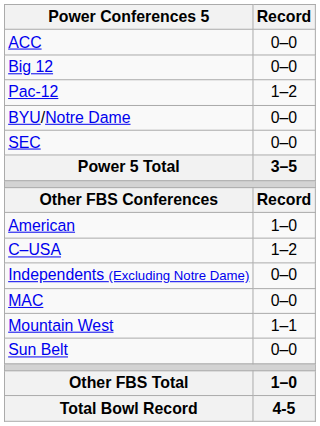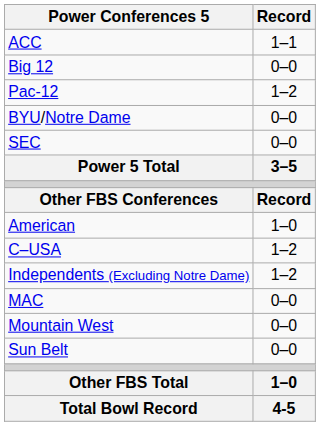(284, 42) 0–0 -> (284, 42) 1–1
(284, 275) 0–0 -> (284, 275) 1–2
(284, 325) 1–1 -> (284, 325) 0–0
